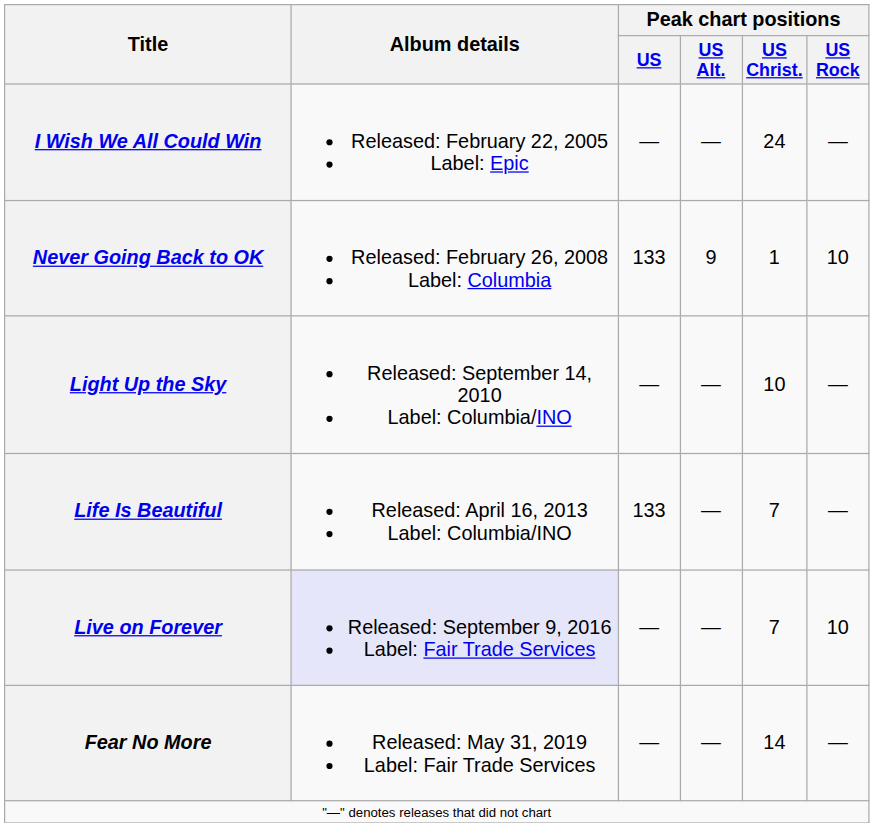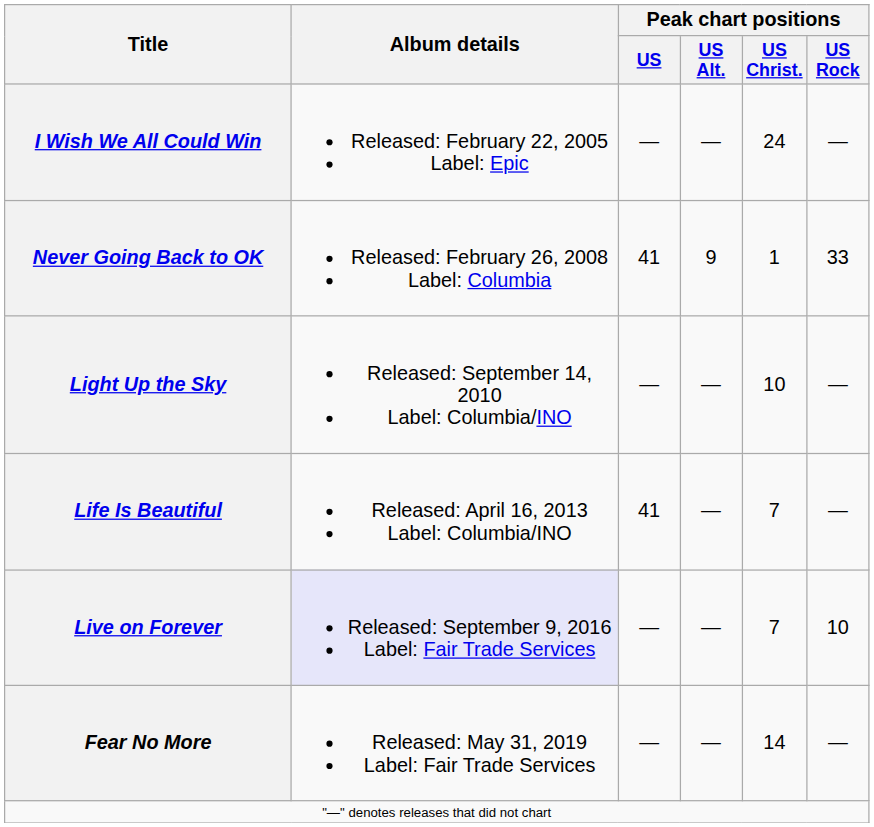(649, 257) 133 -> (649, 257) 41
(838, 257) 10 -> (838, 257) 33
(649, 511) 133 -> (649, 511) 41
